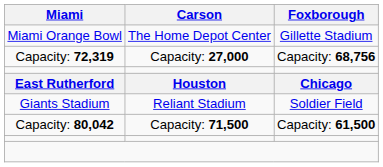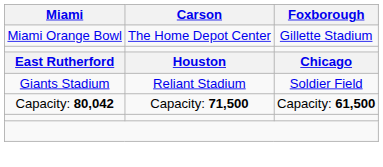- row: (65, 56)
